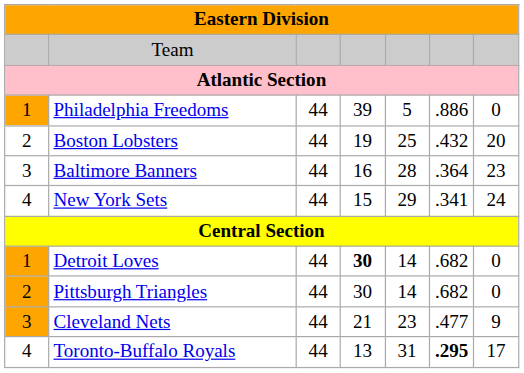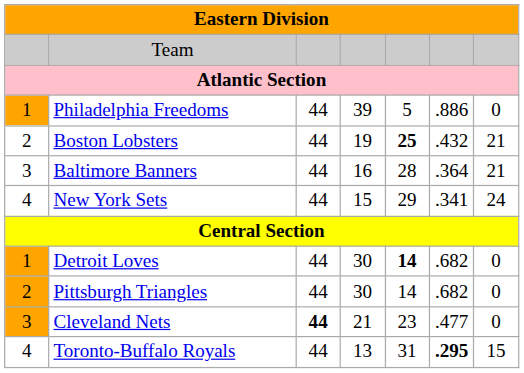(407, 140) normal -> (407, 140) bold
(496, 140) 20 -> (496, 140) 21
(496, 170) 23 -> (496, 170) 21
(363, 261) bold -> (363, 261) normal
(407, 261) normal -> (407, 261) bold
(318, 321) normal -> (318, 321) bold
(496, 321) 9 -> (496, 321) 0
(496, 351) 17 -> (496, 351) 15
